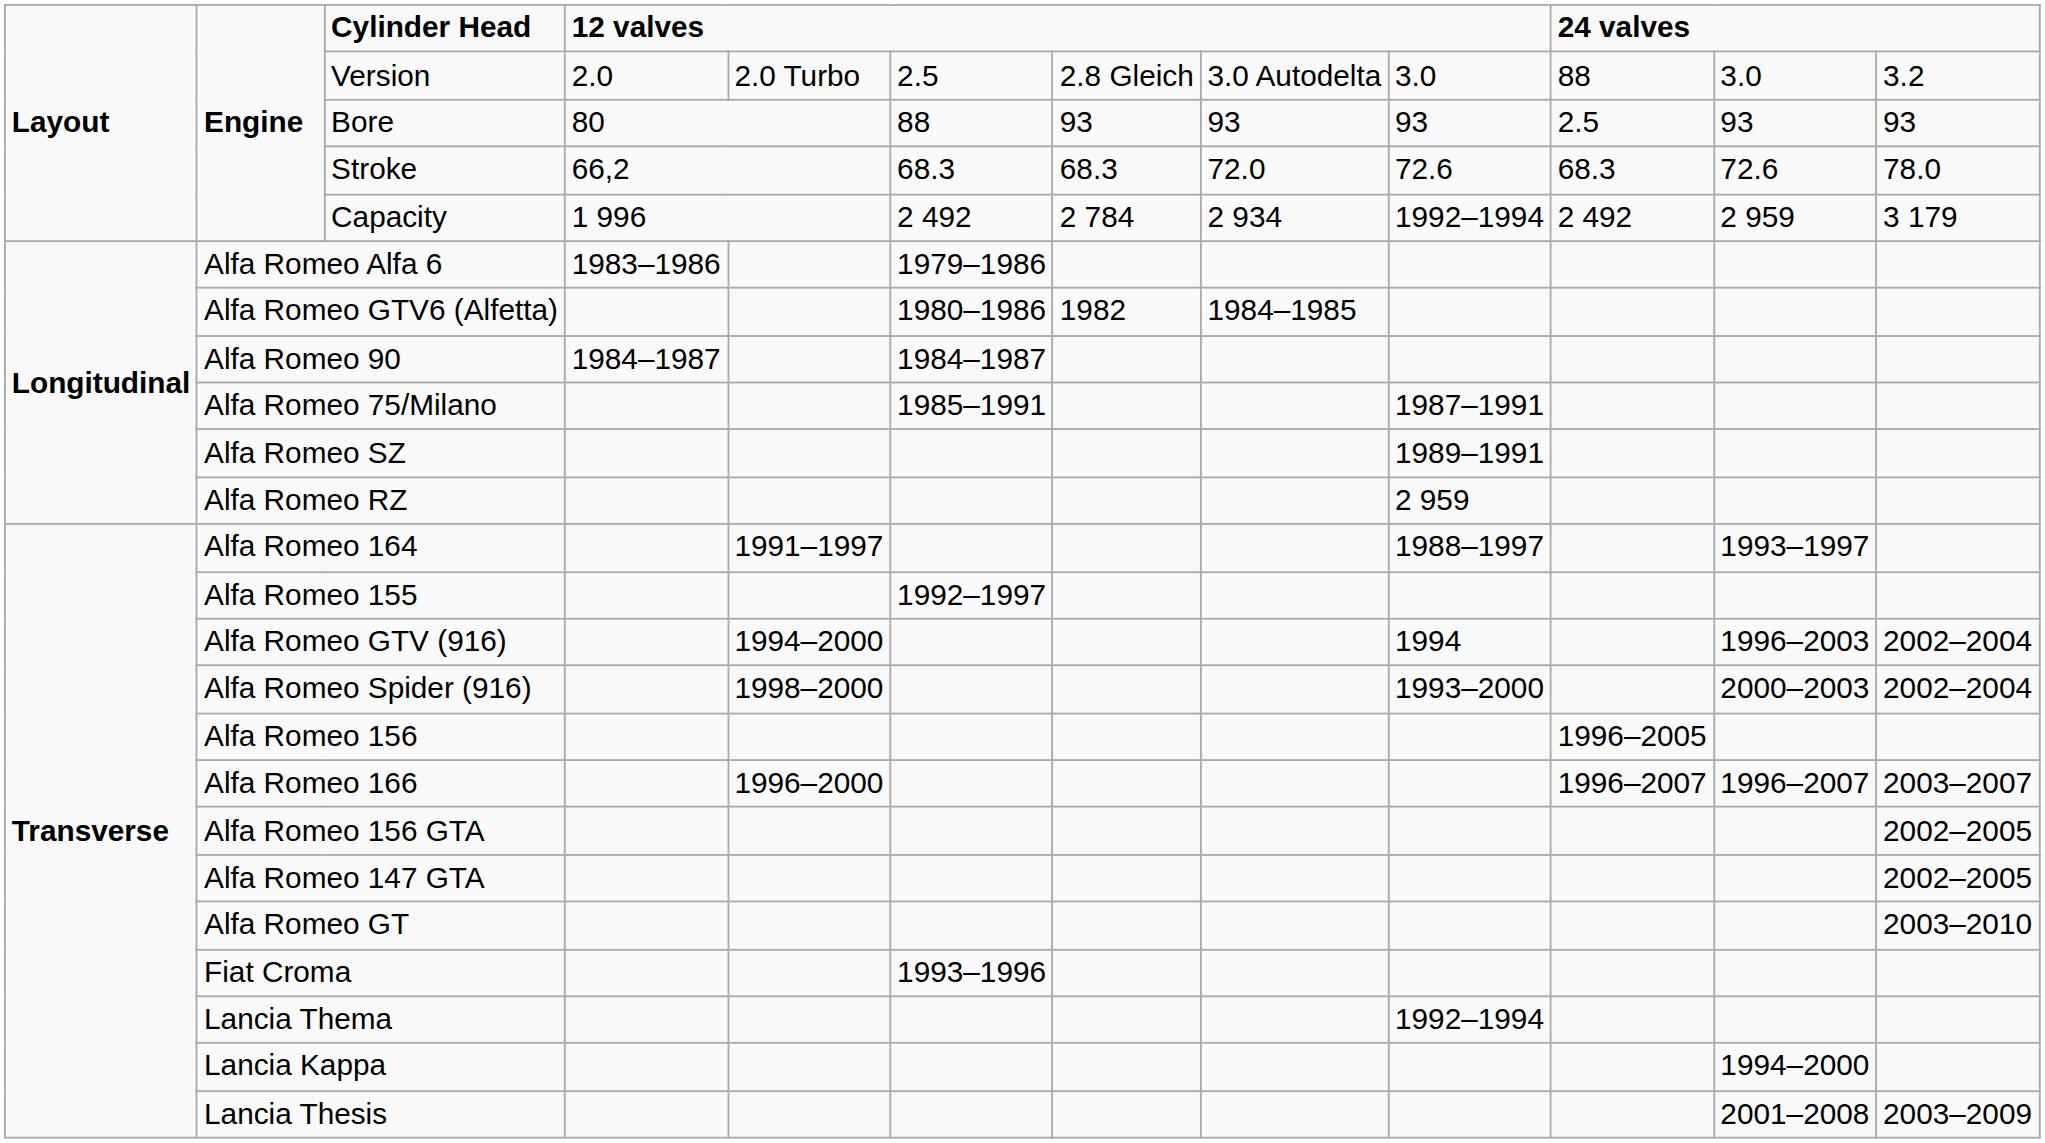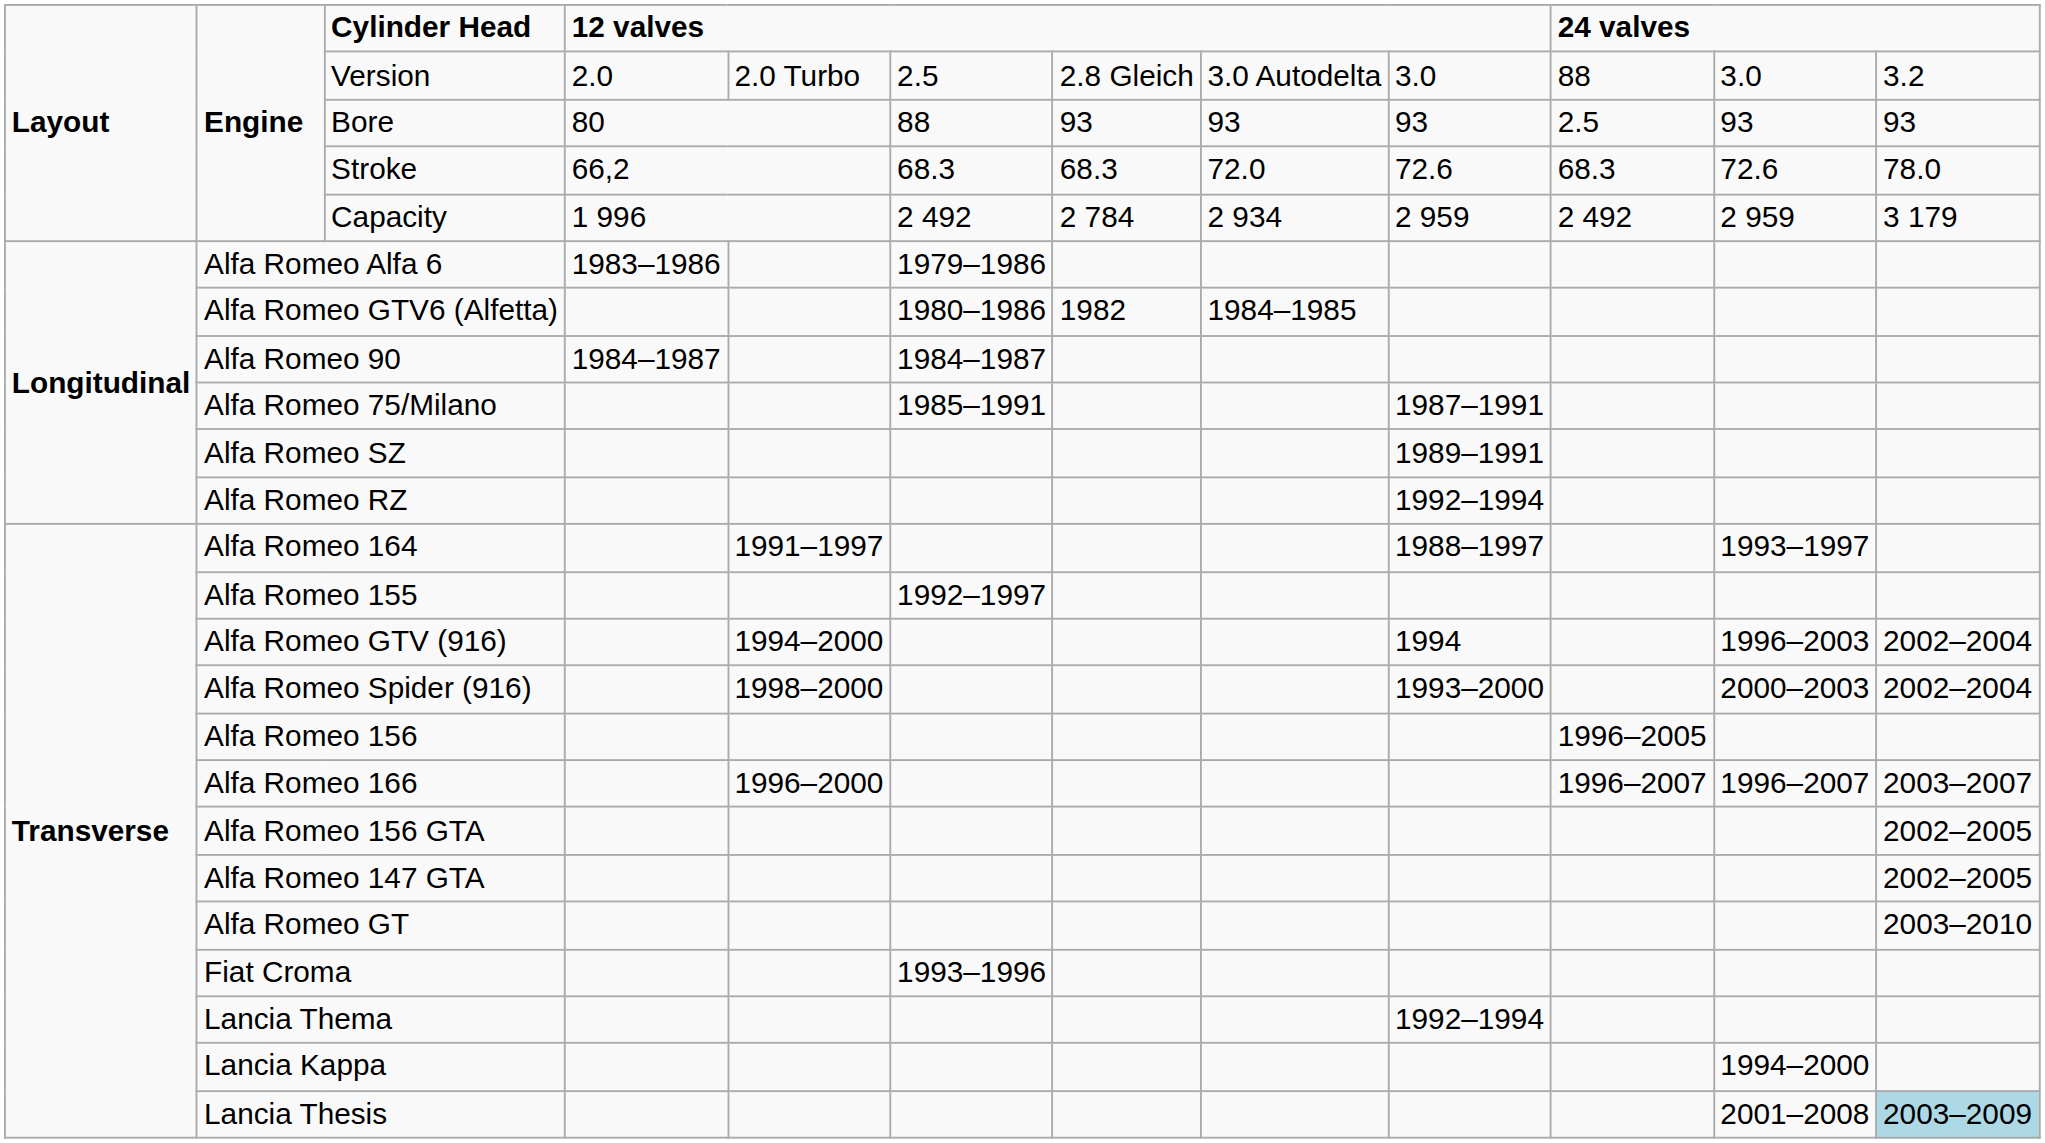(1469, 216) 1992–1994 -> (1432, 216) 2 959
(1432, 500) 2 959 -> (1469, 500) 1992–1994
(1958, 1113) no background -> (1958, 1113) lightblue background
